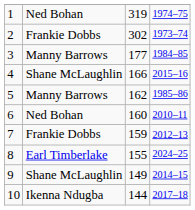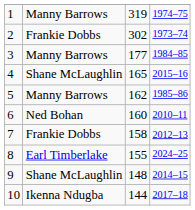(54, 14) Ned Bohan -> (67, 14) Manny Barrows
(138, 74) 166 -> (138, 74) 165
(138, 134) 159 -> (138, 134) 158
(138, 174) 149 -> (138, 174) 148
